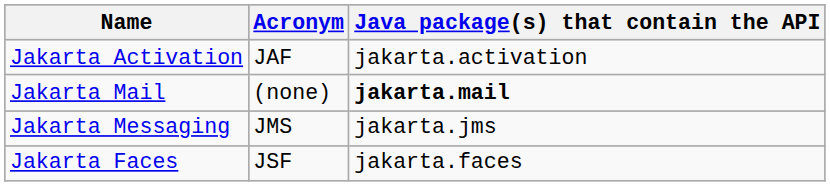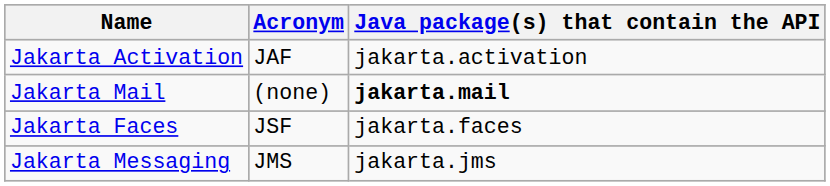rows swapped: (120, 128) <-> (94, 163)
